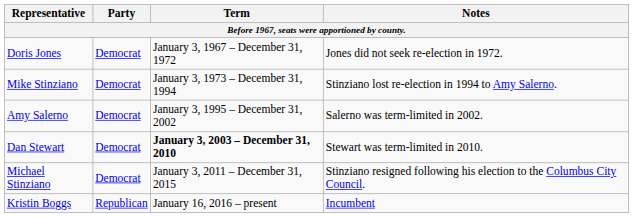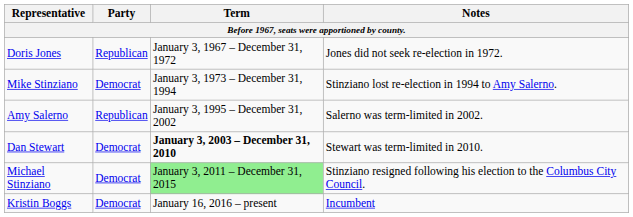(118, 53) Democrat -> (121, 53) Republican
(118, 116) Democrat -> (121, 116) Republican
(227, 178) no background -> (227, 178) lightgreen background
(121, 203) Republican -> (118, 203) Democrat
